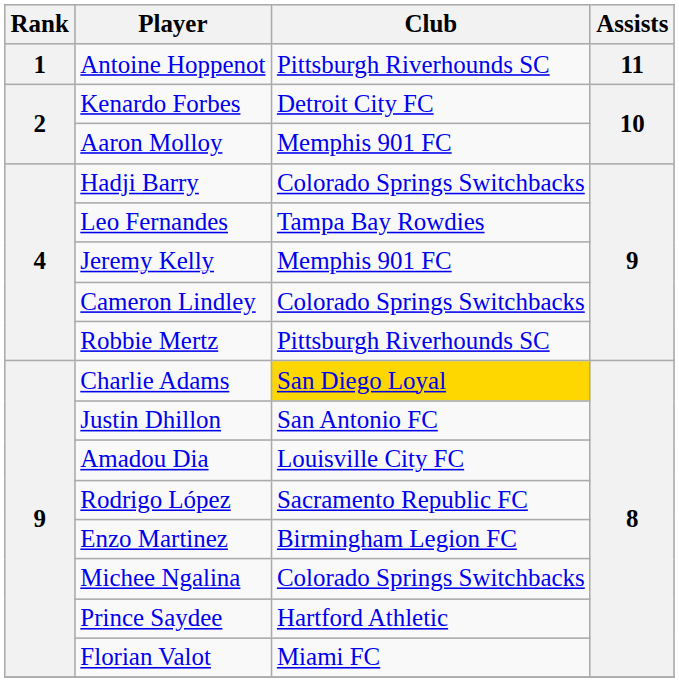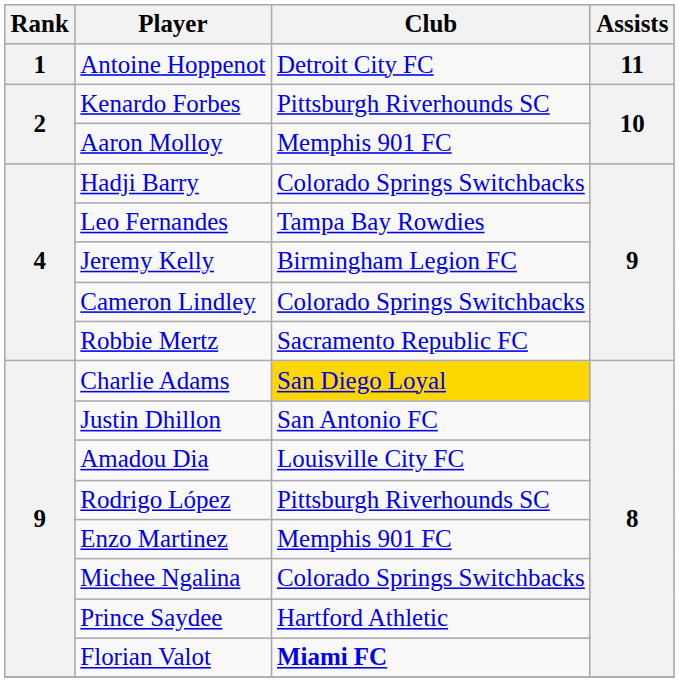(413, 63) Pittsburgh Riverhounds SC -> (355, 63) Detroit City FC
(355, 103) Detroit City FC -> (413, 103) Pittsburgh Riverhounds SC
(364, 261) Memphis 901 FC -> (397, 261) Birmingham Legion FC
(413, 340) Pittsburgh Riverhounds SC -> (402, 340) Sacramento Republic FC
(402, 499) Sacramento Republic FC -> (413, 499) Pittsburgh Riverhounds SC
(397, 538) Birmingham Legion FC -> (364, 538) Memphis 901 FC
(329, 657) normal -> (332, 657) bold
